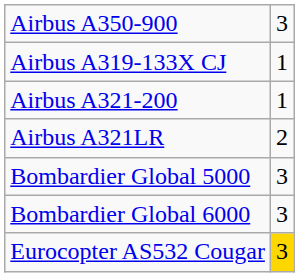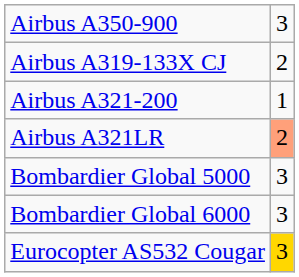(282, 61) 1 -> (282, 61) 2
(282, 137) no background -> (282, 137) lightsalmon background
